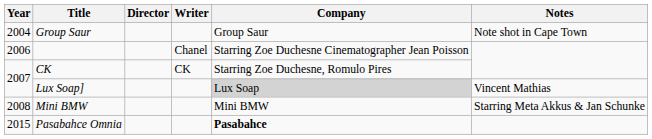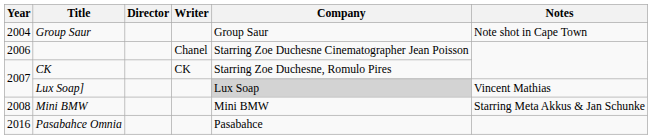(19, 124) 2015 -> (19, 124) 2016
(240, 124) bold -> (238, 124) normal
